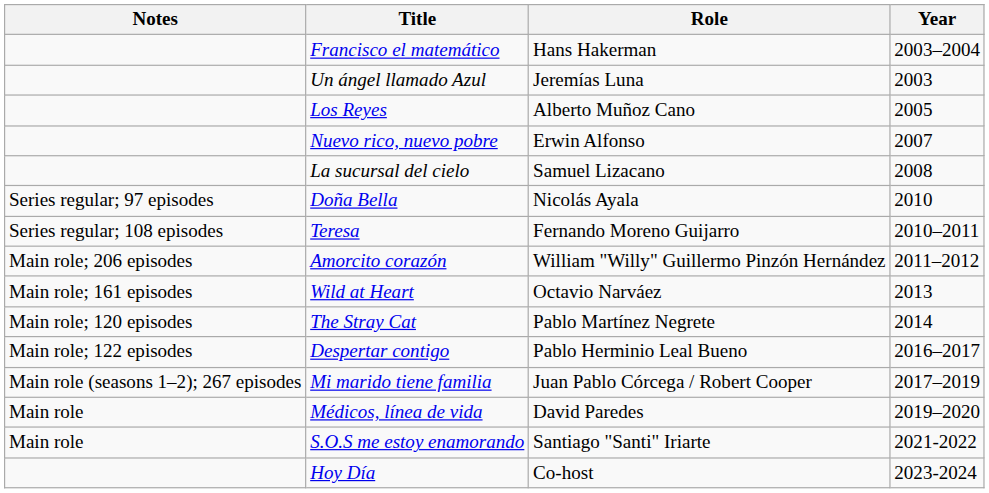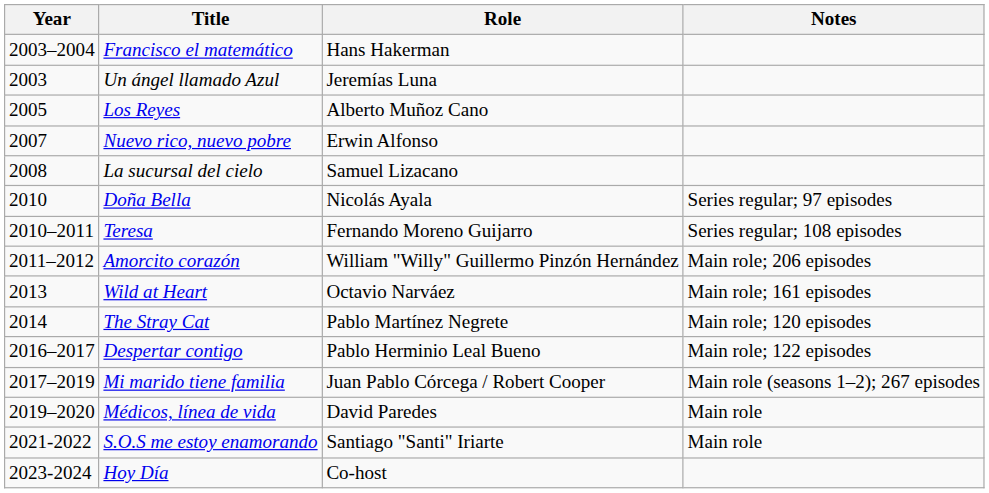columns swapped: (937, 19) <-> (155, 19)
